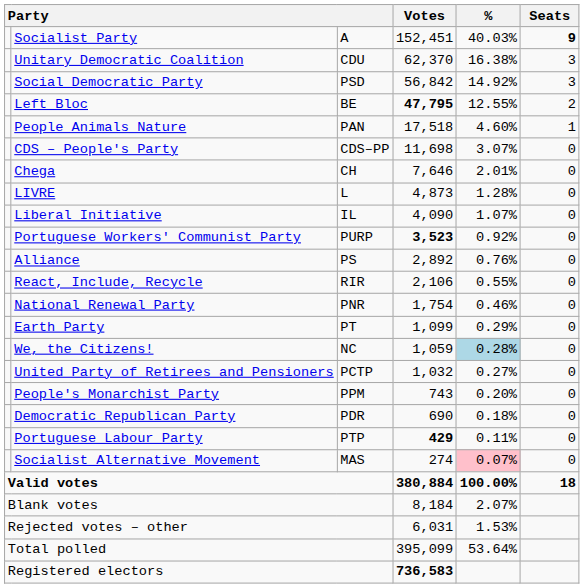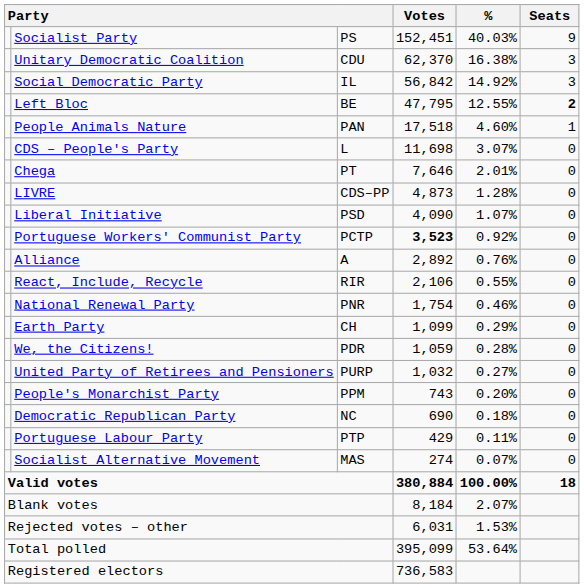(344, 38) A -> (348, 38) PS
(572, 38) bold -> (572, 38) normal
(353, 82) PSD -> (348, 82) IL
(429, 105) bold -> (429, 105) normal
(572, 105) normal -> (572, 105) bold
(365, 149) CDS–PP -> (344, 149) L
(348, 171) CH -> (348, 171) PT
(344, 194) L -> (365, 194) CDS–PP
(348, 216) IL -> (353, 216) PSD
(357, 238) PURP -> (357, 238) PCTP
(348, 260) PS -> (344, 260) A
(348, 327) PT -> (348, 327) CH
(348, 349) NC -> (353, 349) PDR
(497, 349) lightblue background -> (497, 349) no background
(357, 372) PCTP -> (357, 372) PURP
(353, 416) PDR -> (348, 416) NC
(441, 438) bold -> (441, 438) normal
(497, 461) pink background -> (497, 461) no background
(425, 572) bold -> (425, 572) normal
